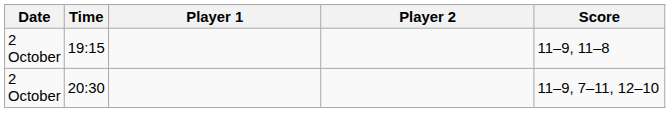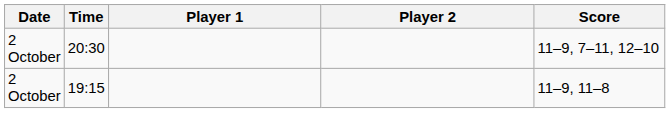rows swapped: (86, 48) <-> (86, 88)
